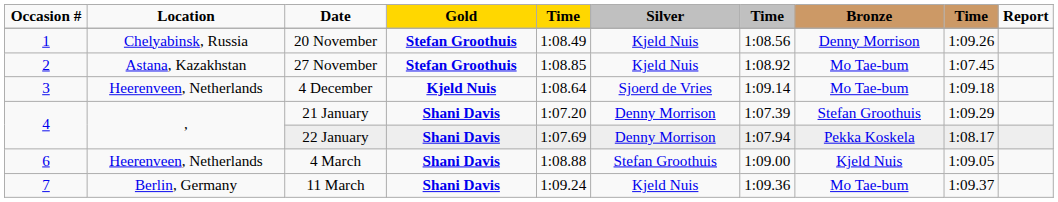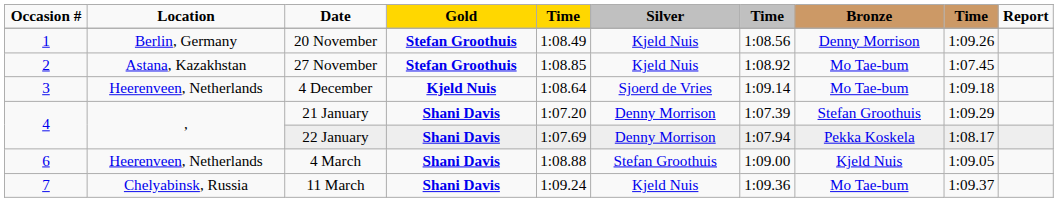(186, 40) Chelyabinsk, Russia -> (186, 40) Berlin, Germany
(186, 185) Berlin, Germany -> (186, 185) Chelyabinsk, Russia
